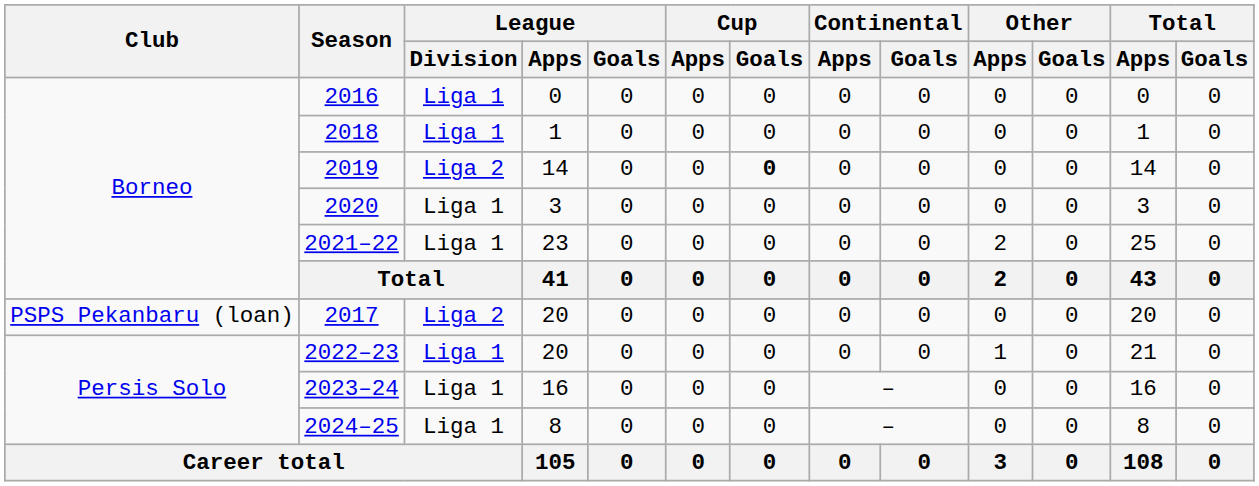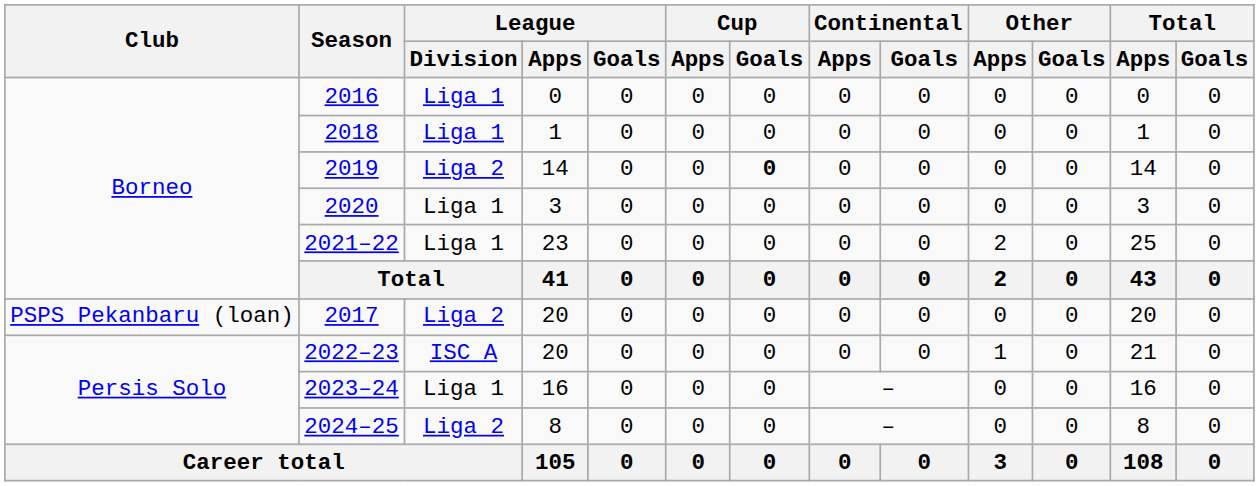(464, 353) Liga 1 -> (464, 353) ISC A
(464, 426) Liga 1 -> (464, 426) Liga 2
